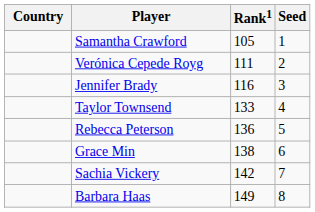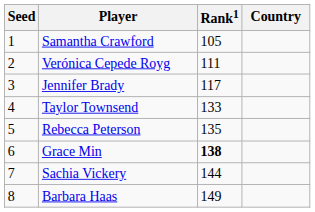columns swapped: (38, 17) <-> (292, 17)
(244, 85) 116 -> (211, 85) 117
(244, 129) 136 -> (211, 129) 135
(244, 151) normal -> (211, 151) bold
(244, 173) 142 -> (211, 173) 144
